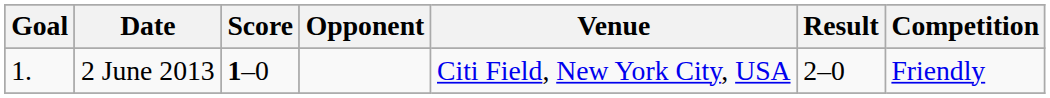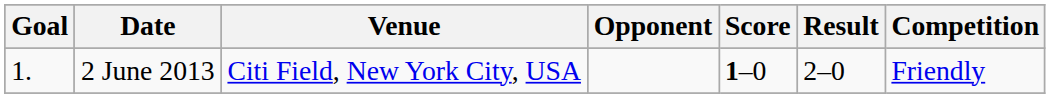columns swapped: (614, 26) <-> (260, 26)
